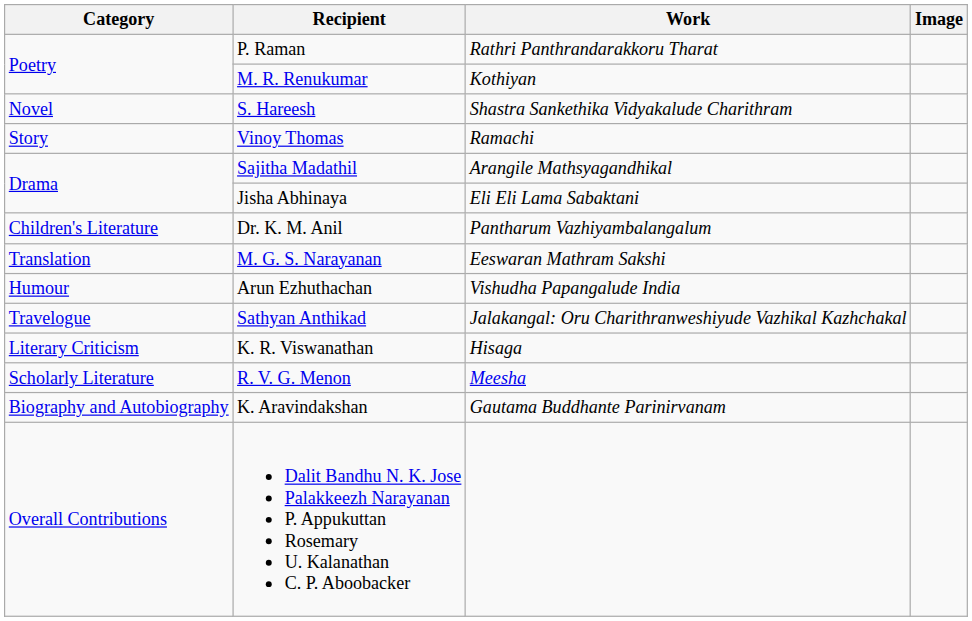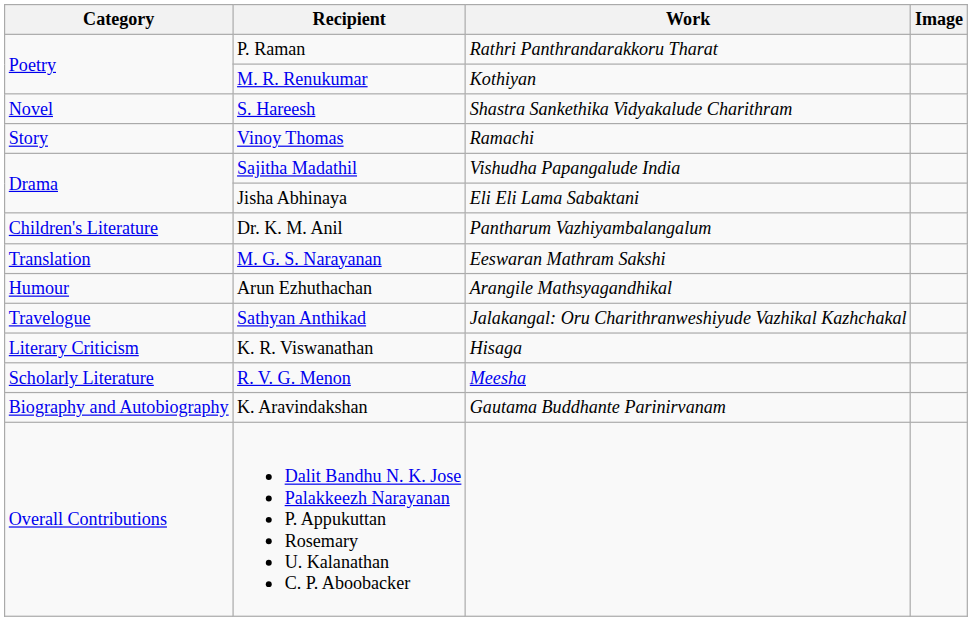(571, 168) Arangile Mathsyagandhikal -> (575, 168) Vishudha Papangalude India
(575, 288) Vishudha Papangalude India -> (571, 288) Arangile Mathsyagandhikal
